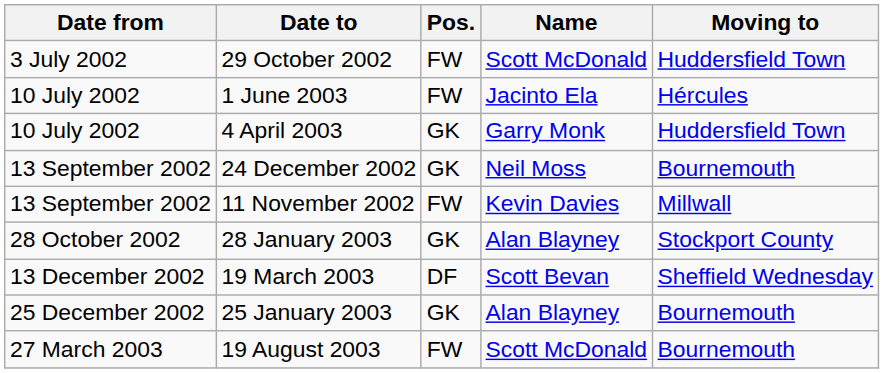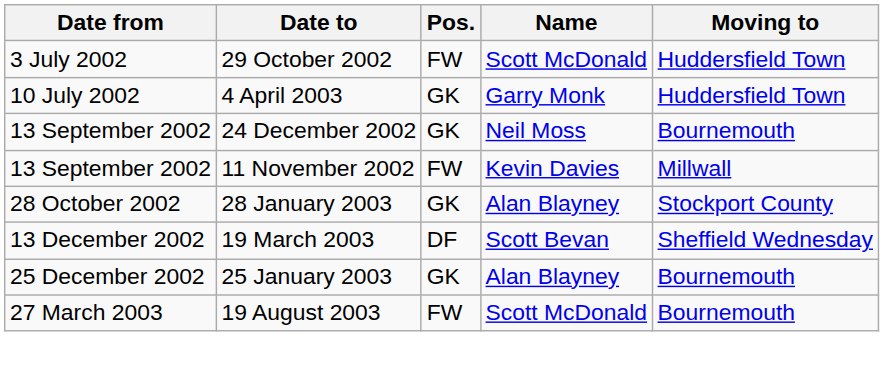- row: (284, 95)
